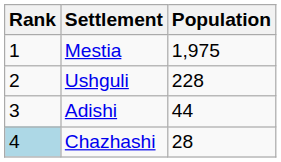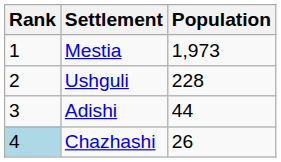(196, 50) 1,975 -> (196, 50) 1,973
(183, 141) 28 -> (183, 141) 26
